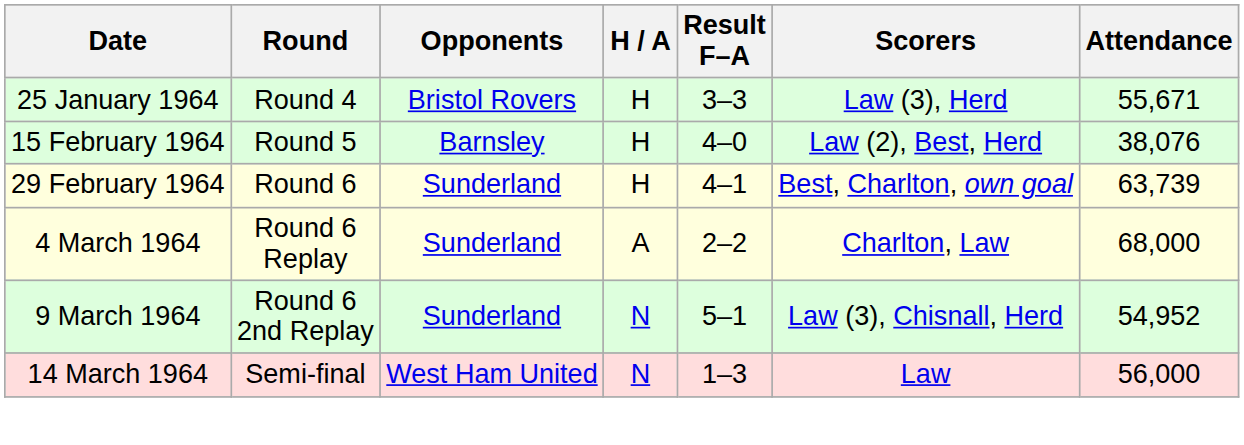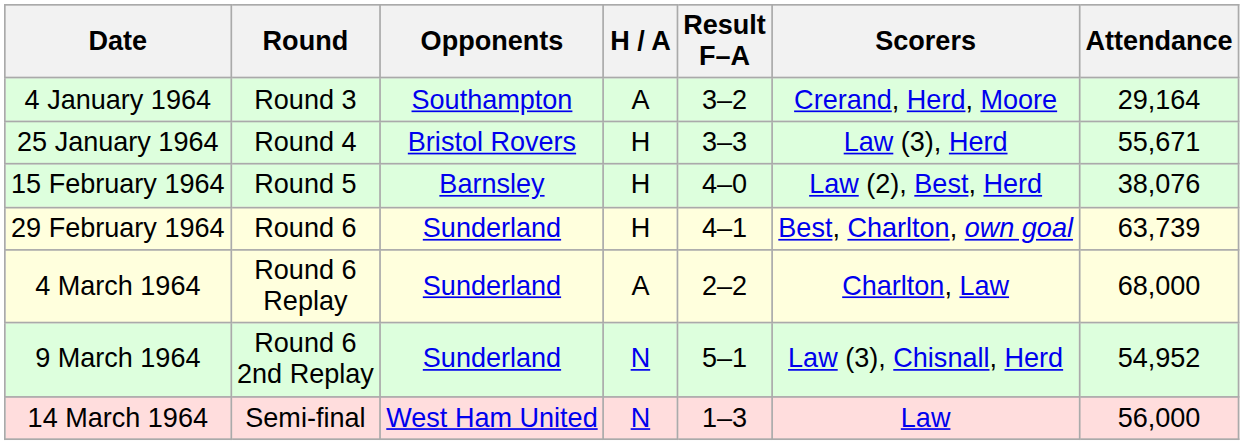+ row: (118, 99)
